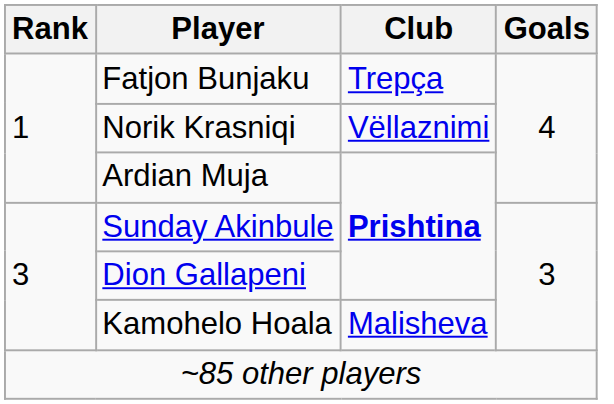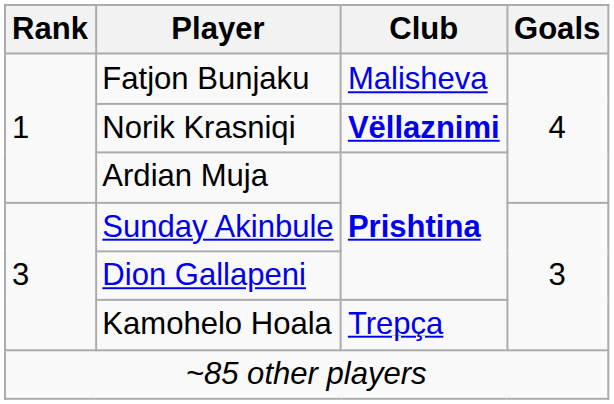(396, 78) Trepça -> (418, 78) Malisheva
(419, 127) normal -> (424, 127) bold
(418, 324) Malisheva -> (396, 324) Trepça
